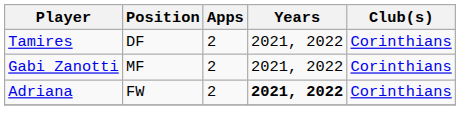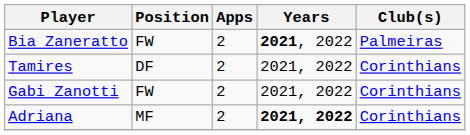+ row: (68, 42)
(135, 67) MF -> (144, 92) FW
(135, 92) FW -> (144, 117) MF
